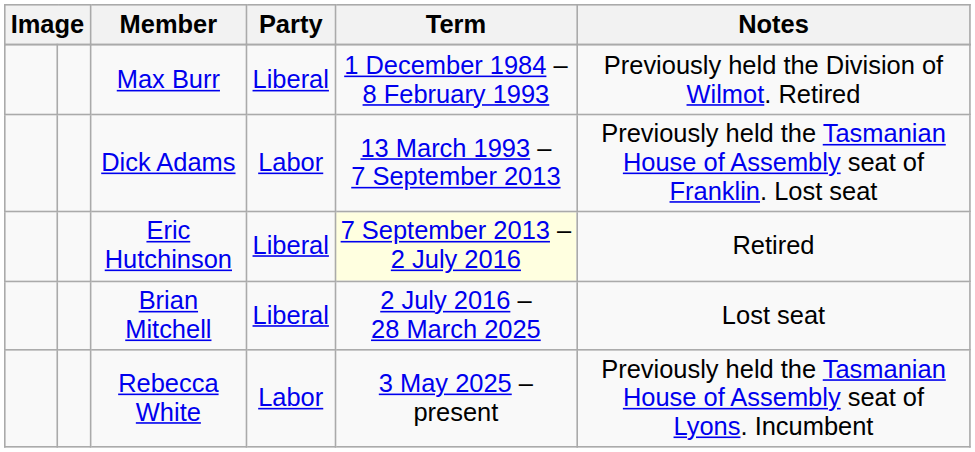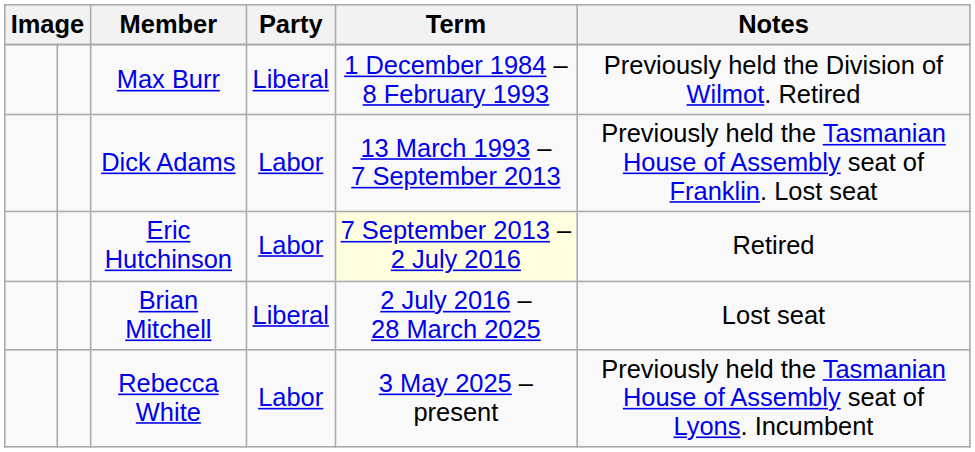(291, 245) Liberal -> (291, 245) Labor
